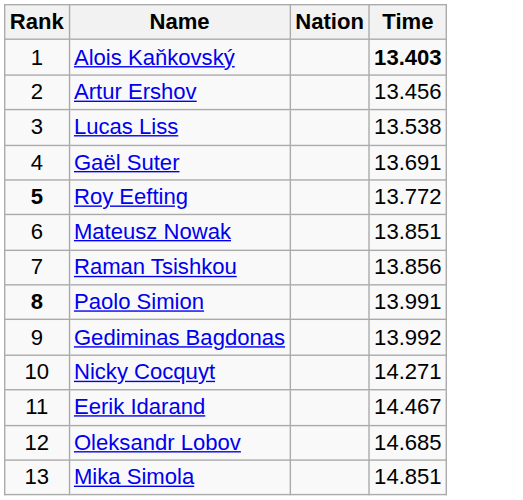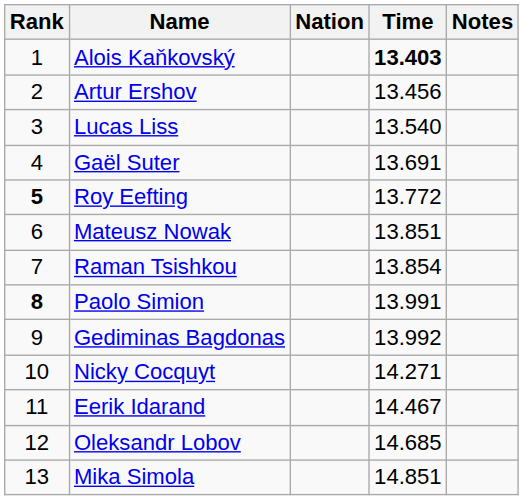+ column: (483, 22)
(408, 127) 13.538 -> (408, 127) 13.540
(408, 267) 13.856 -> (408, 267) 13.854
